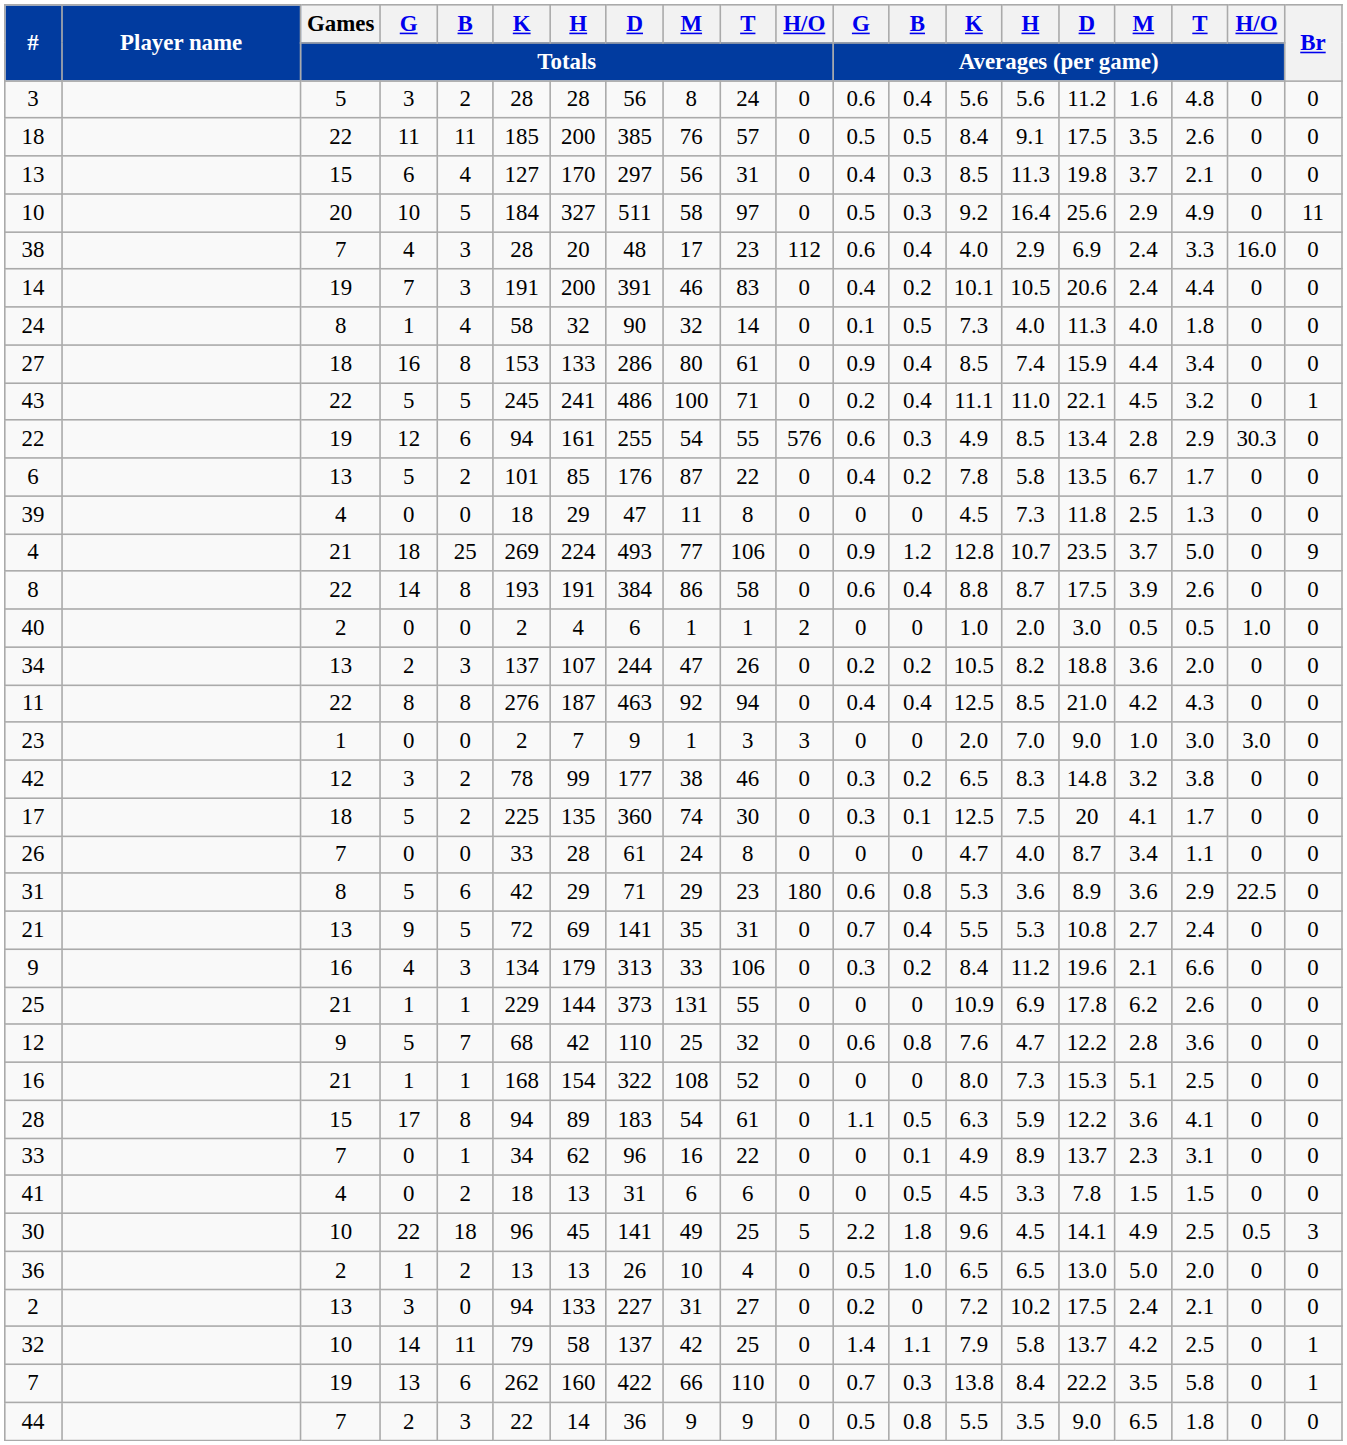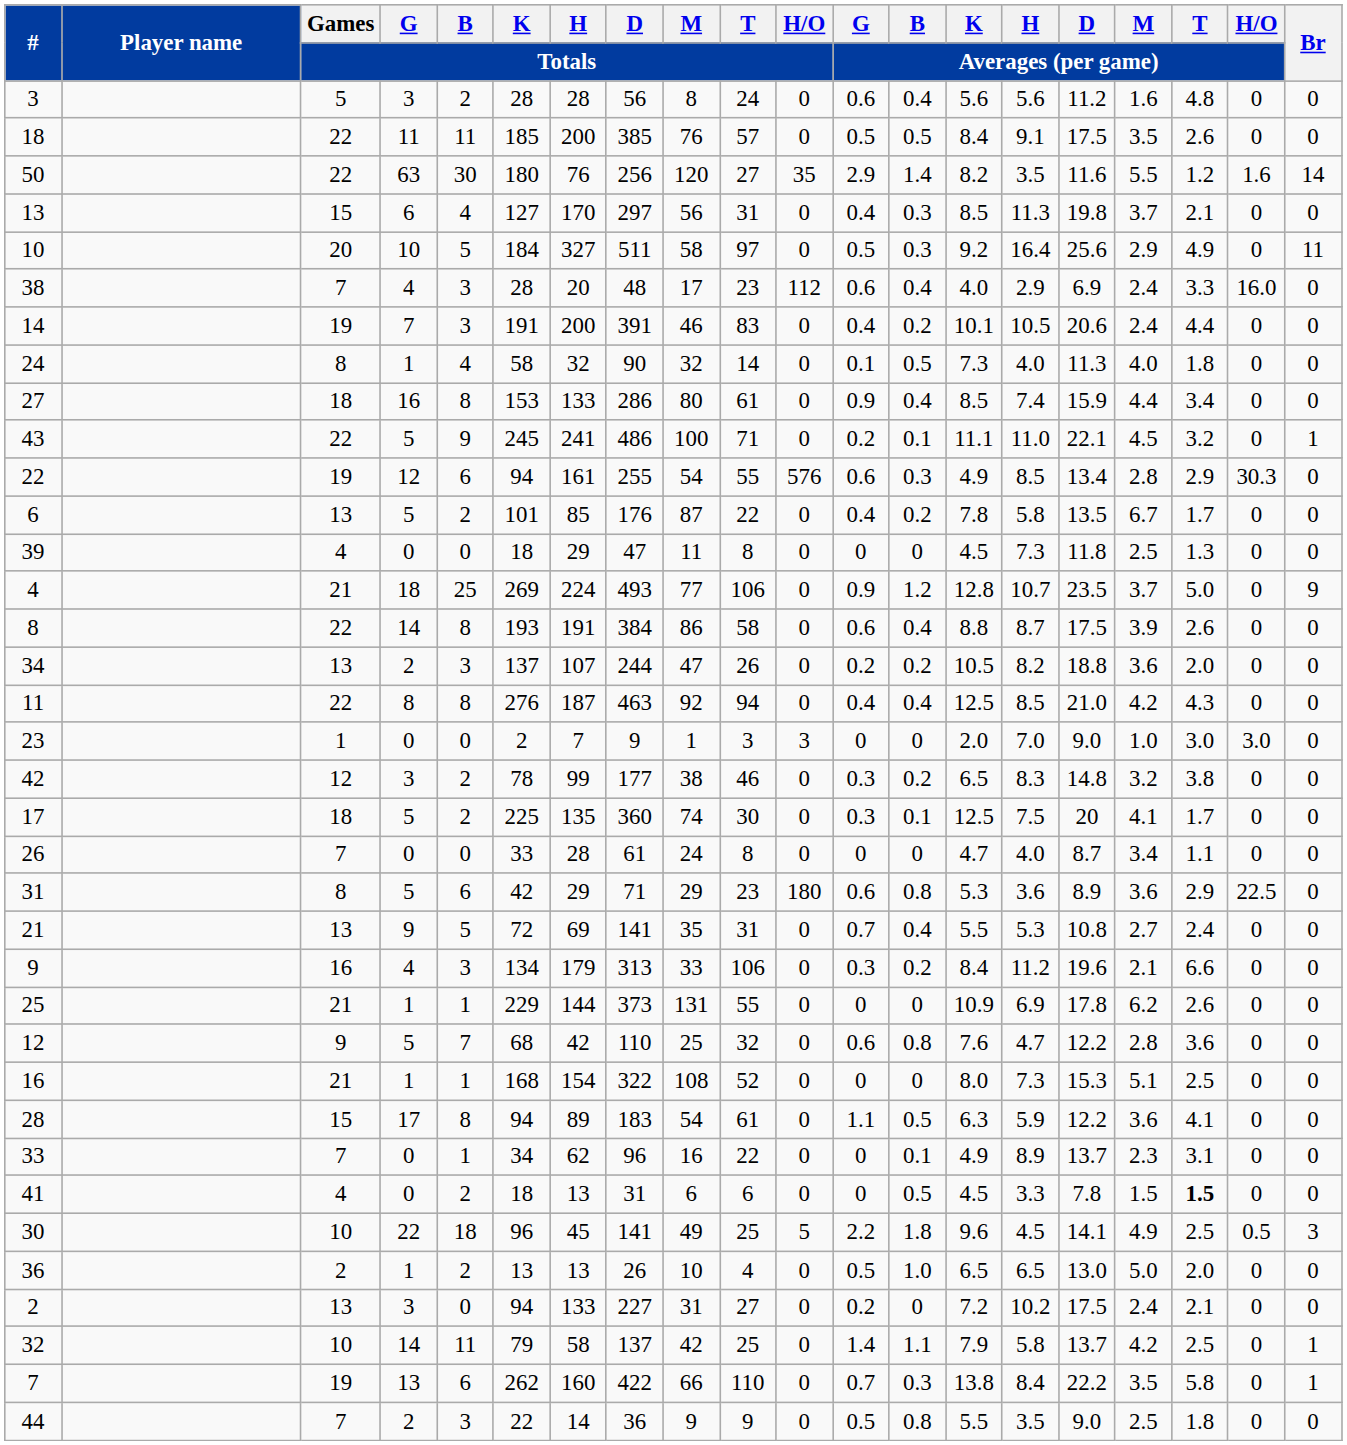+ row: (33, 174)
(465, 401) 5 -> (465, 439) 9
(917, 401) 0.4 -> (917, 439) 0.1
- row: (33, 627)
(1200, 1194) normal -> (1200, 1194) bold
(1143, 1420) 6.5 -> (1143, 1420) 2.5
